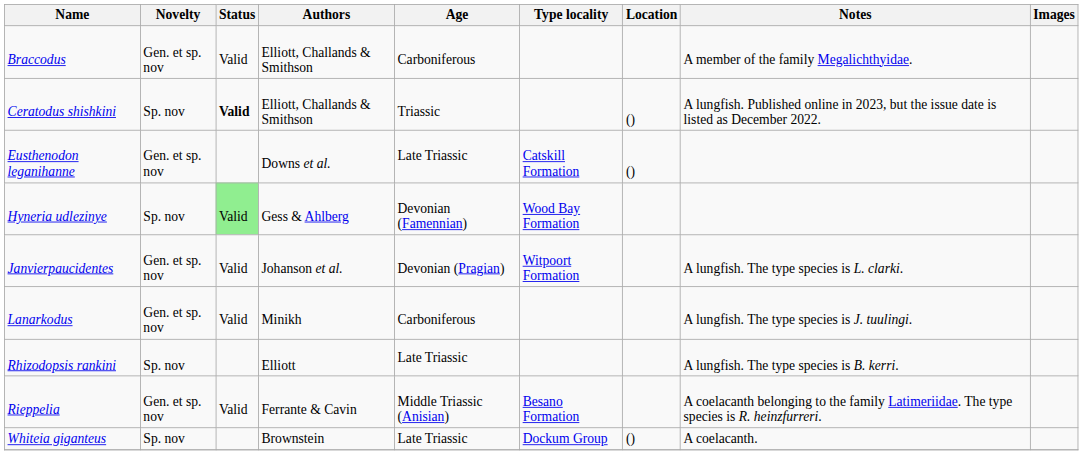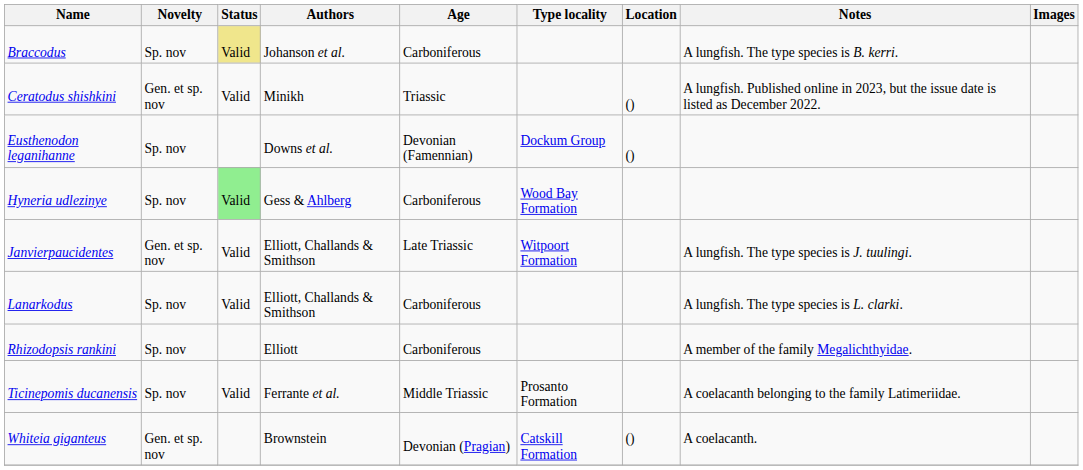(172, 59) Gen. et sp. nov -> (165, 52) Sp. nov
(233, 59) no background -> (236, 52) khaki background
(316, 59) Elliott, Challands & Smithson -> (304, 52) Johanson et al.
(798, 59) A member of the family Megalichthyidae. -> (791, 52) A lungfish. The type species is B. kerri.
(164, 111) Sp. nov -> (174, 96) Gen. et sp. nov
(234, 111) bold -> (236, 96) normal
(316, 111) Elliott, Challands & Smithson -> (284, 96) Minikh
(172, 164) Gen. et sp. nov -> (165, 148) Sp. nov
(432, 156) Late Triassic -> (438, 148) Devonian (Famennian)
(551, 164) Catskill Formation -> (563, 141) Dockum Group
(432, 216) Devonian (Famennian) -> (442, 201) Carboniferous
(302, 268) Johanson et al. -> (318, 253) Elliott, Challands & Smithson
(451, 268) Devonian (Pragian) -> (438, 245) Late Triassic
(793, 268) A lungfish. The type species is L. clarki. -> (798, 253) A lungfish. The type species is J. tuulingi.
(172, 320) Gen. et sp. nov -> (165, 305) Sp. nov
(282, 320) Minikh -> (318, 305) Elliott, Challands & Smithson
(798, 320) A lungfish. The type species is J. tuulingi. -> (793, 305) A lungfish. The type species is L. clarki.
(432, 357) Late Triassic -> (442, 349) Carboniferous
(791, 365) A lungfish. The type species is B. kerri. -> (798, 349) A member of the family Megalichthyidae.
- row: (34, 409)
+ row: (72, 394)
(164, 438) Sp. nov -> (174, 446) Gen. et sp. nov
(432, 438) Late Triassic -> (456, 446) Devonian (Pragian)
(565, 438) Dockum Group -> (549, 446) Catskill Formation
